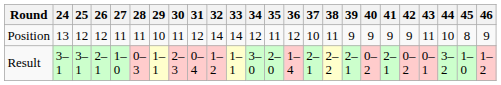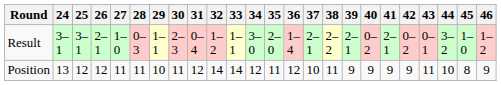rows swapped: (24, 63) <-> (29, 35)
